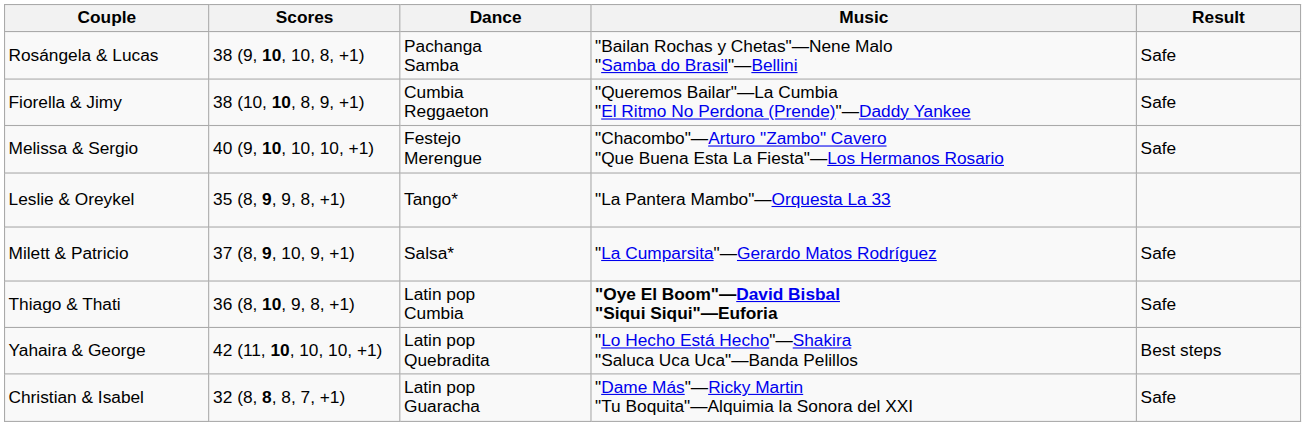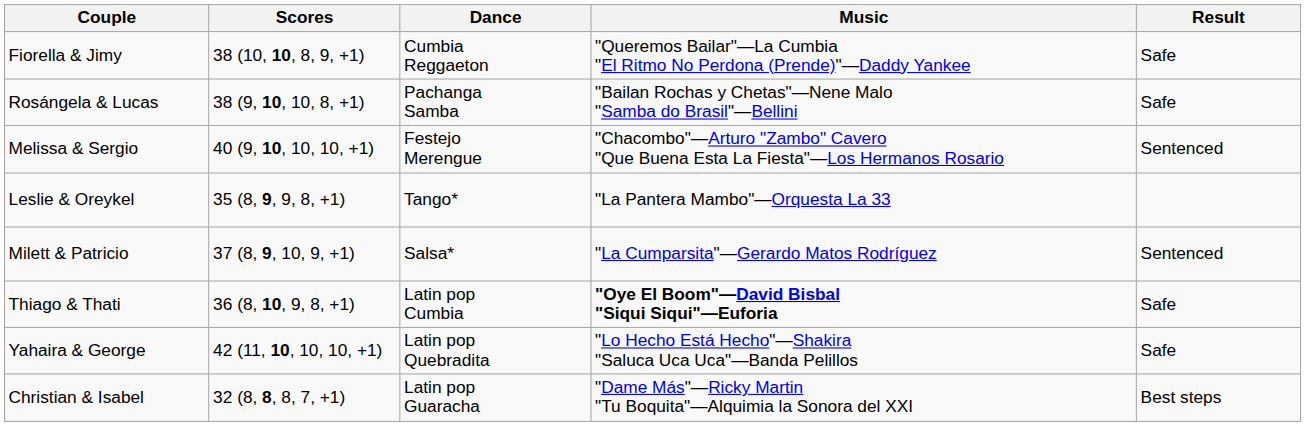rows swapped: (65, 102) <-> (83, 55)
(1158, 149) Safe -> (1182, 149) Sentenced
(1158, 253) Safe -> (1182, 253) Sentenced
(1181, 350) Best steps -> (1158, 350) Safe
(1158, 397) Safe -> (1181, 397) Best steps
